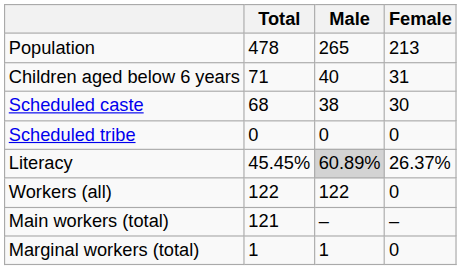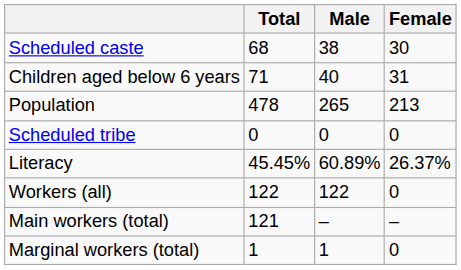rows swapped: (52, 47) <-> (76, 105)
(350, 163) lightgrey background -> (350, 163) no background
